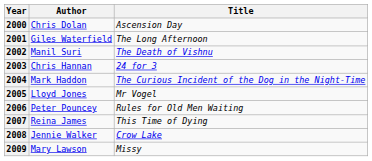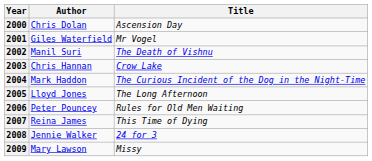(162, 39) The Long Afternoon -> (136, 39) Mr Vogel
(136, 66) 24 for 3 -> (139, 66) Crow Lake
(136, 94) Mr Vogel -> (162, 94) The Long Afternoon
(139, 135) Crow Lake -> (136, 135) 24 for 3
